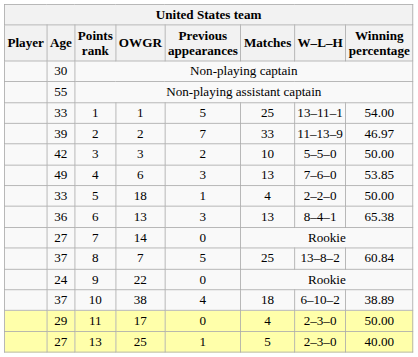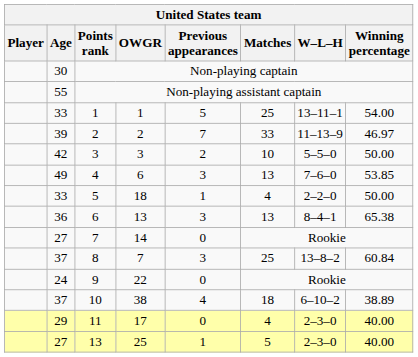(203, 258) 5 -> (203, 258) 3
(379, 320) 50.00 -> (379, 320) 40.00
